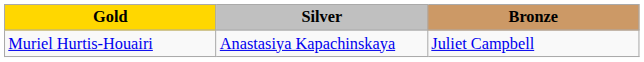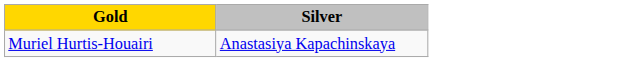- column: (533, 17)
